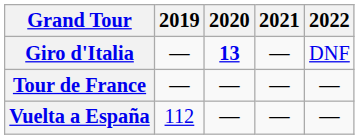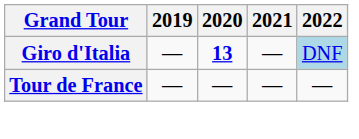(329, 52) no background -> (322, 52) lightblue background
- row: (80, 117)
